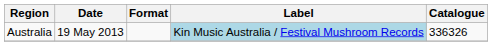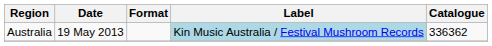(448, 31) 336326 -> (448, 31) 336362
